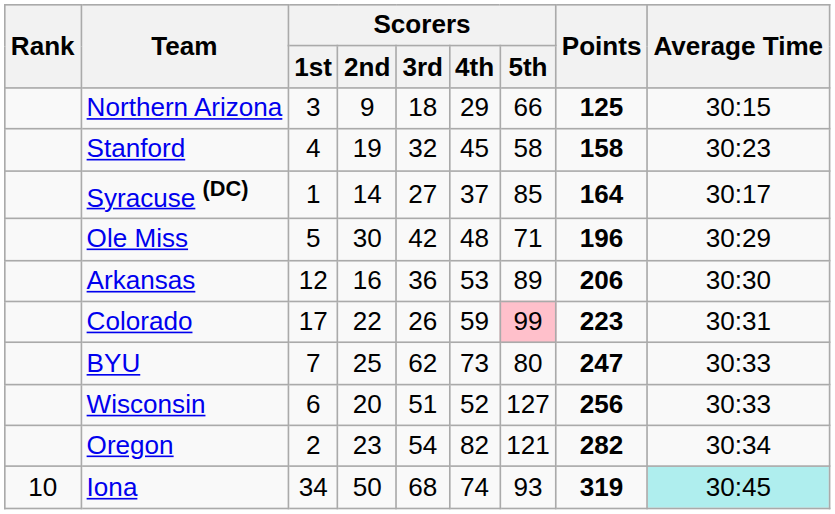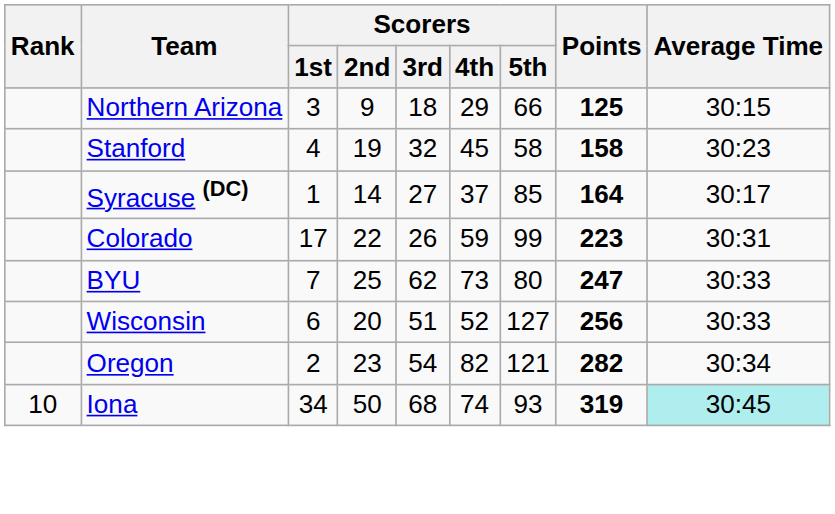- row: (137, 239)
- row: (141, 280)
(528, 321) pink background -> (528, 239) no background
